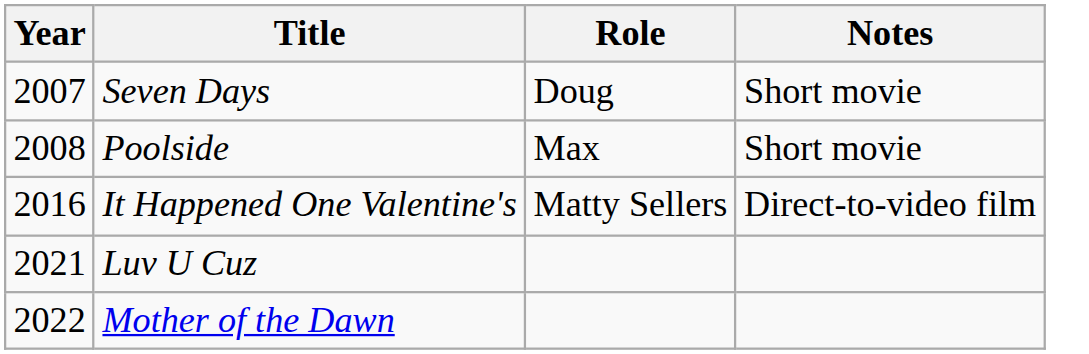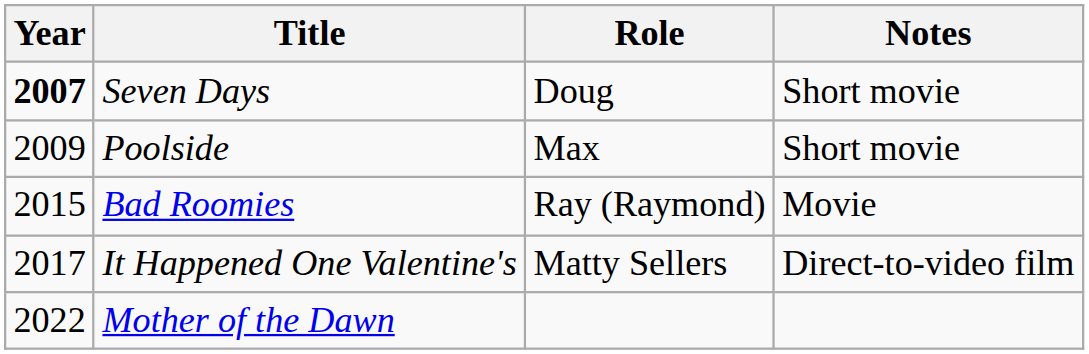(50, 90) normal -> (50, 90) bold
(50, 147) 2008 -> (50, 147) 2009
+ row: (198, 205)
(50, 205) 2016 -> (50, 262) 2017
- row: (180, 262)
